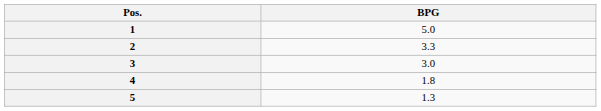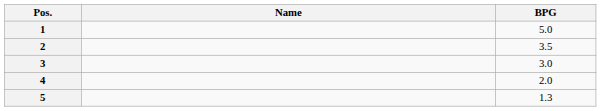+ column: (288, 13)
(428, 47) 3.3 -> (546, 47) 3.5
(428, 81) 1.8 -> (546, 81) 2.0
